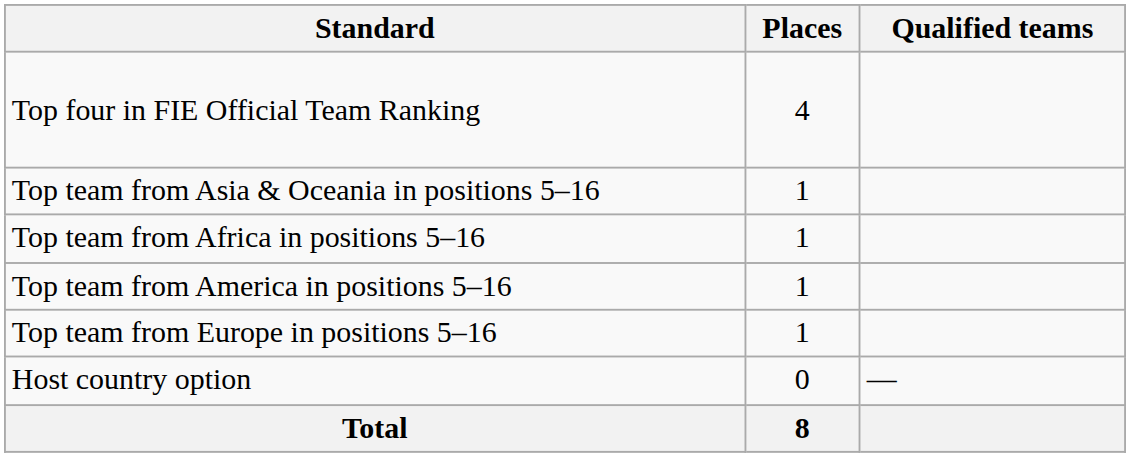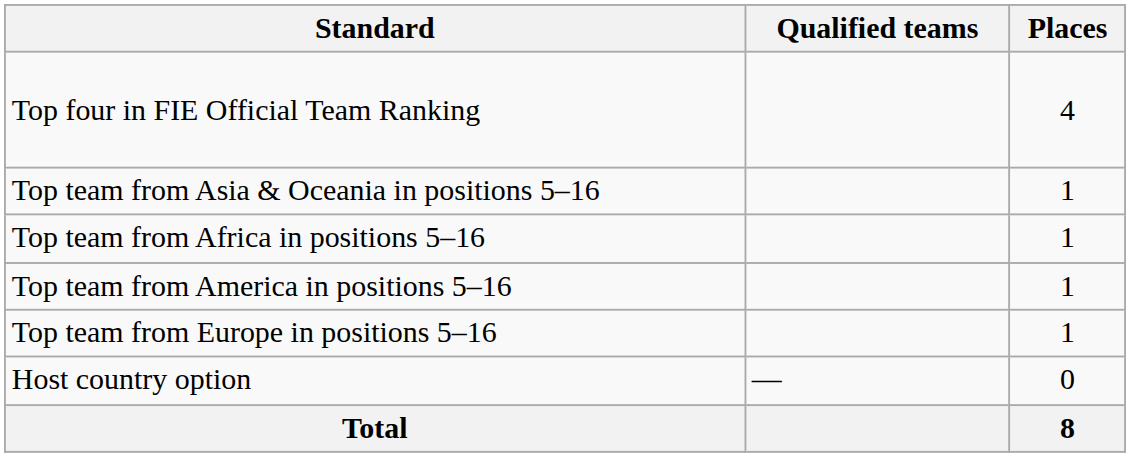columns swapped: (802, 28) <-> (992, 28)
